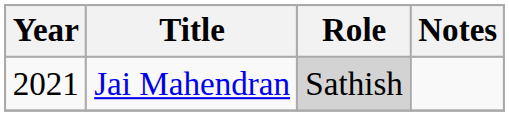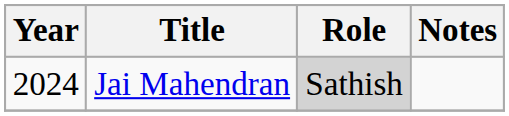(46, 83) 2021 -> (46, 83) 2024
